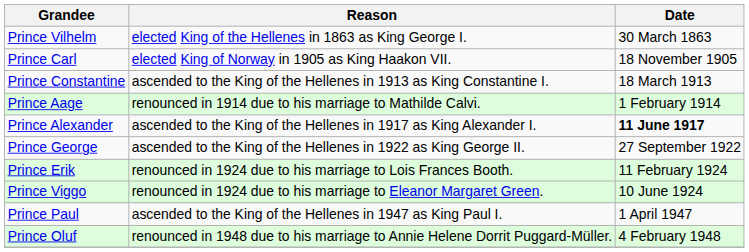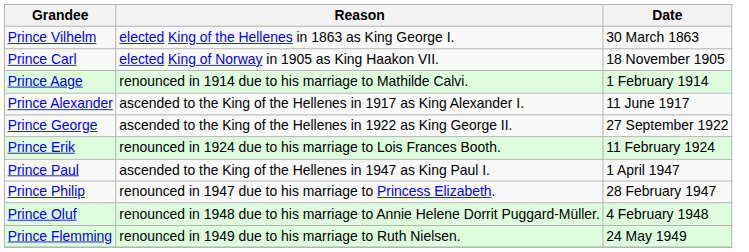- row: (66, 81)
(662, 125) bold -> (648, 103) normal
- row: (47, 192)
+ row: (46, 192)
+ row: (60, 236)
